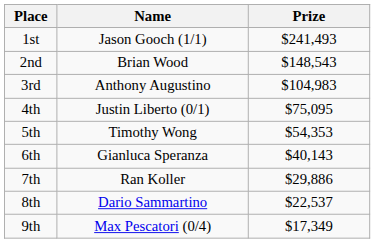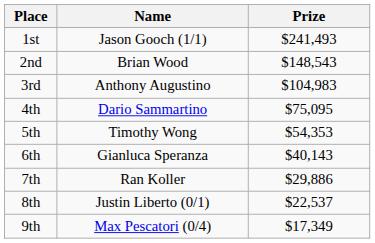(153, 109) Justin Liberto (0/1) -> (153, 109) Dario Sammartino
(153, 202) Dario Sammartino -> (153, 202) Justin Liberto (0/1)
